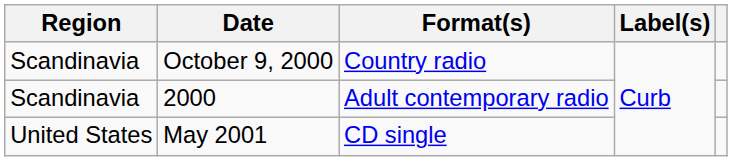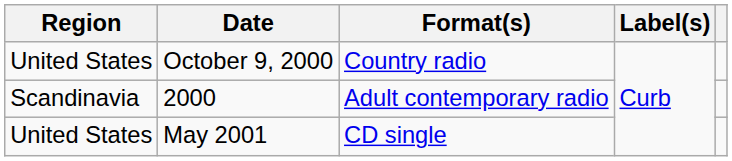(75, 60) Scandinavia -> (81, 60) United States
